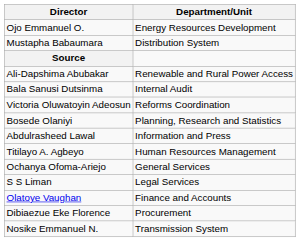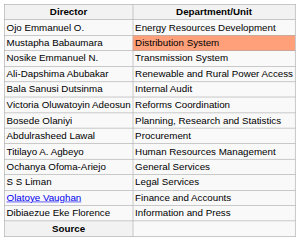(177, 43) no background -> (177, 43) lightsalmon background
rows swapped: (52, 228) <-> (69, 58)
(183, 136) Information and Press -> (163, 136) Procurement
(163, 213) Procurement -> (183, 213) Information and Press
